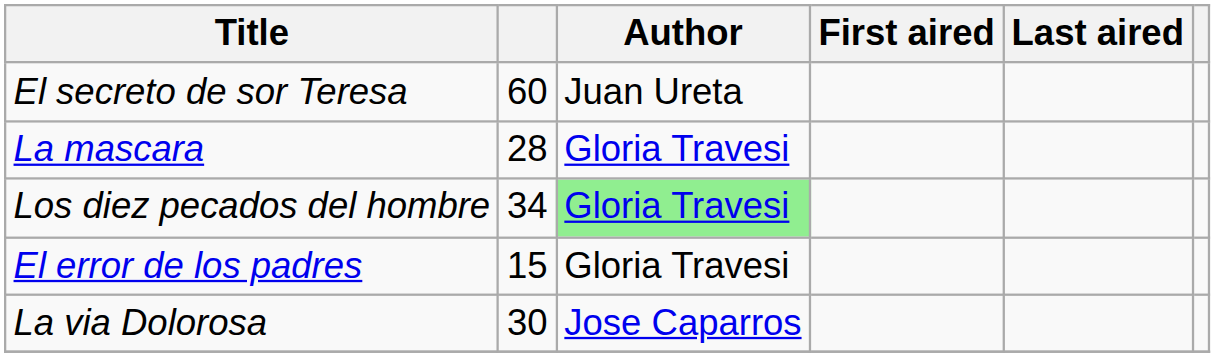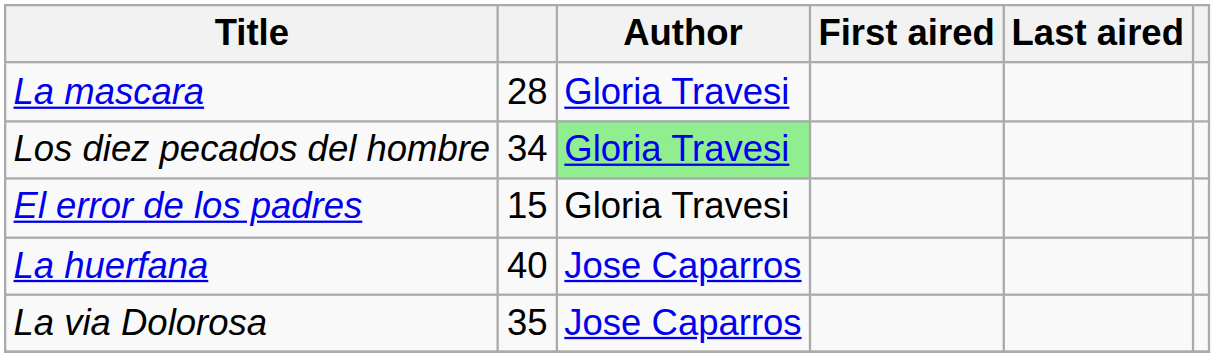- row: (211, 91)
+ row: (111, 264)
(527, 322) 30 -> (527, 322) 35
